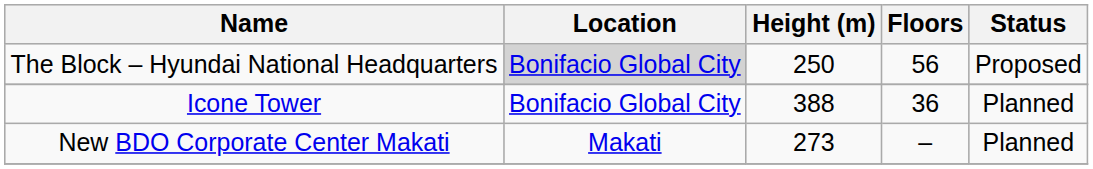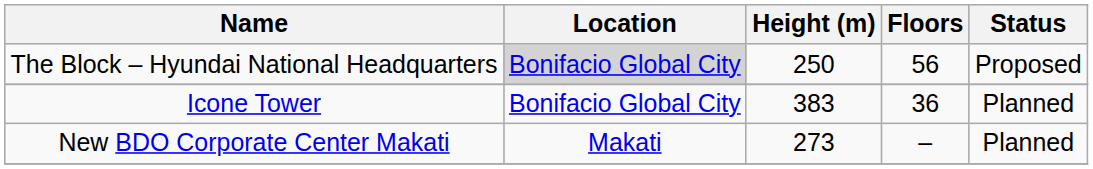(814, 103) 388 -> (814, 103) 383
